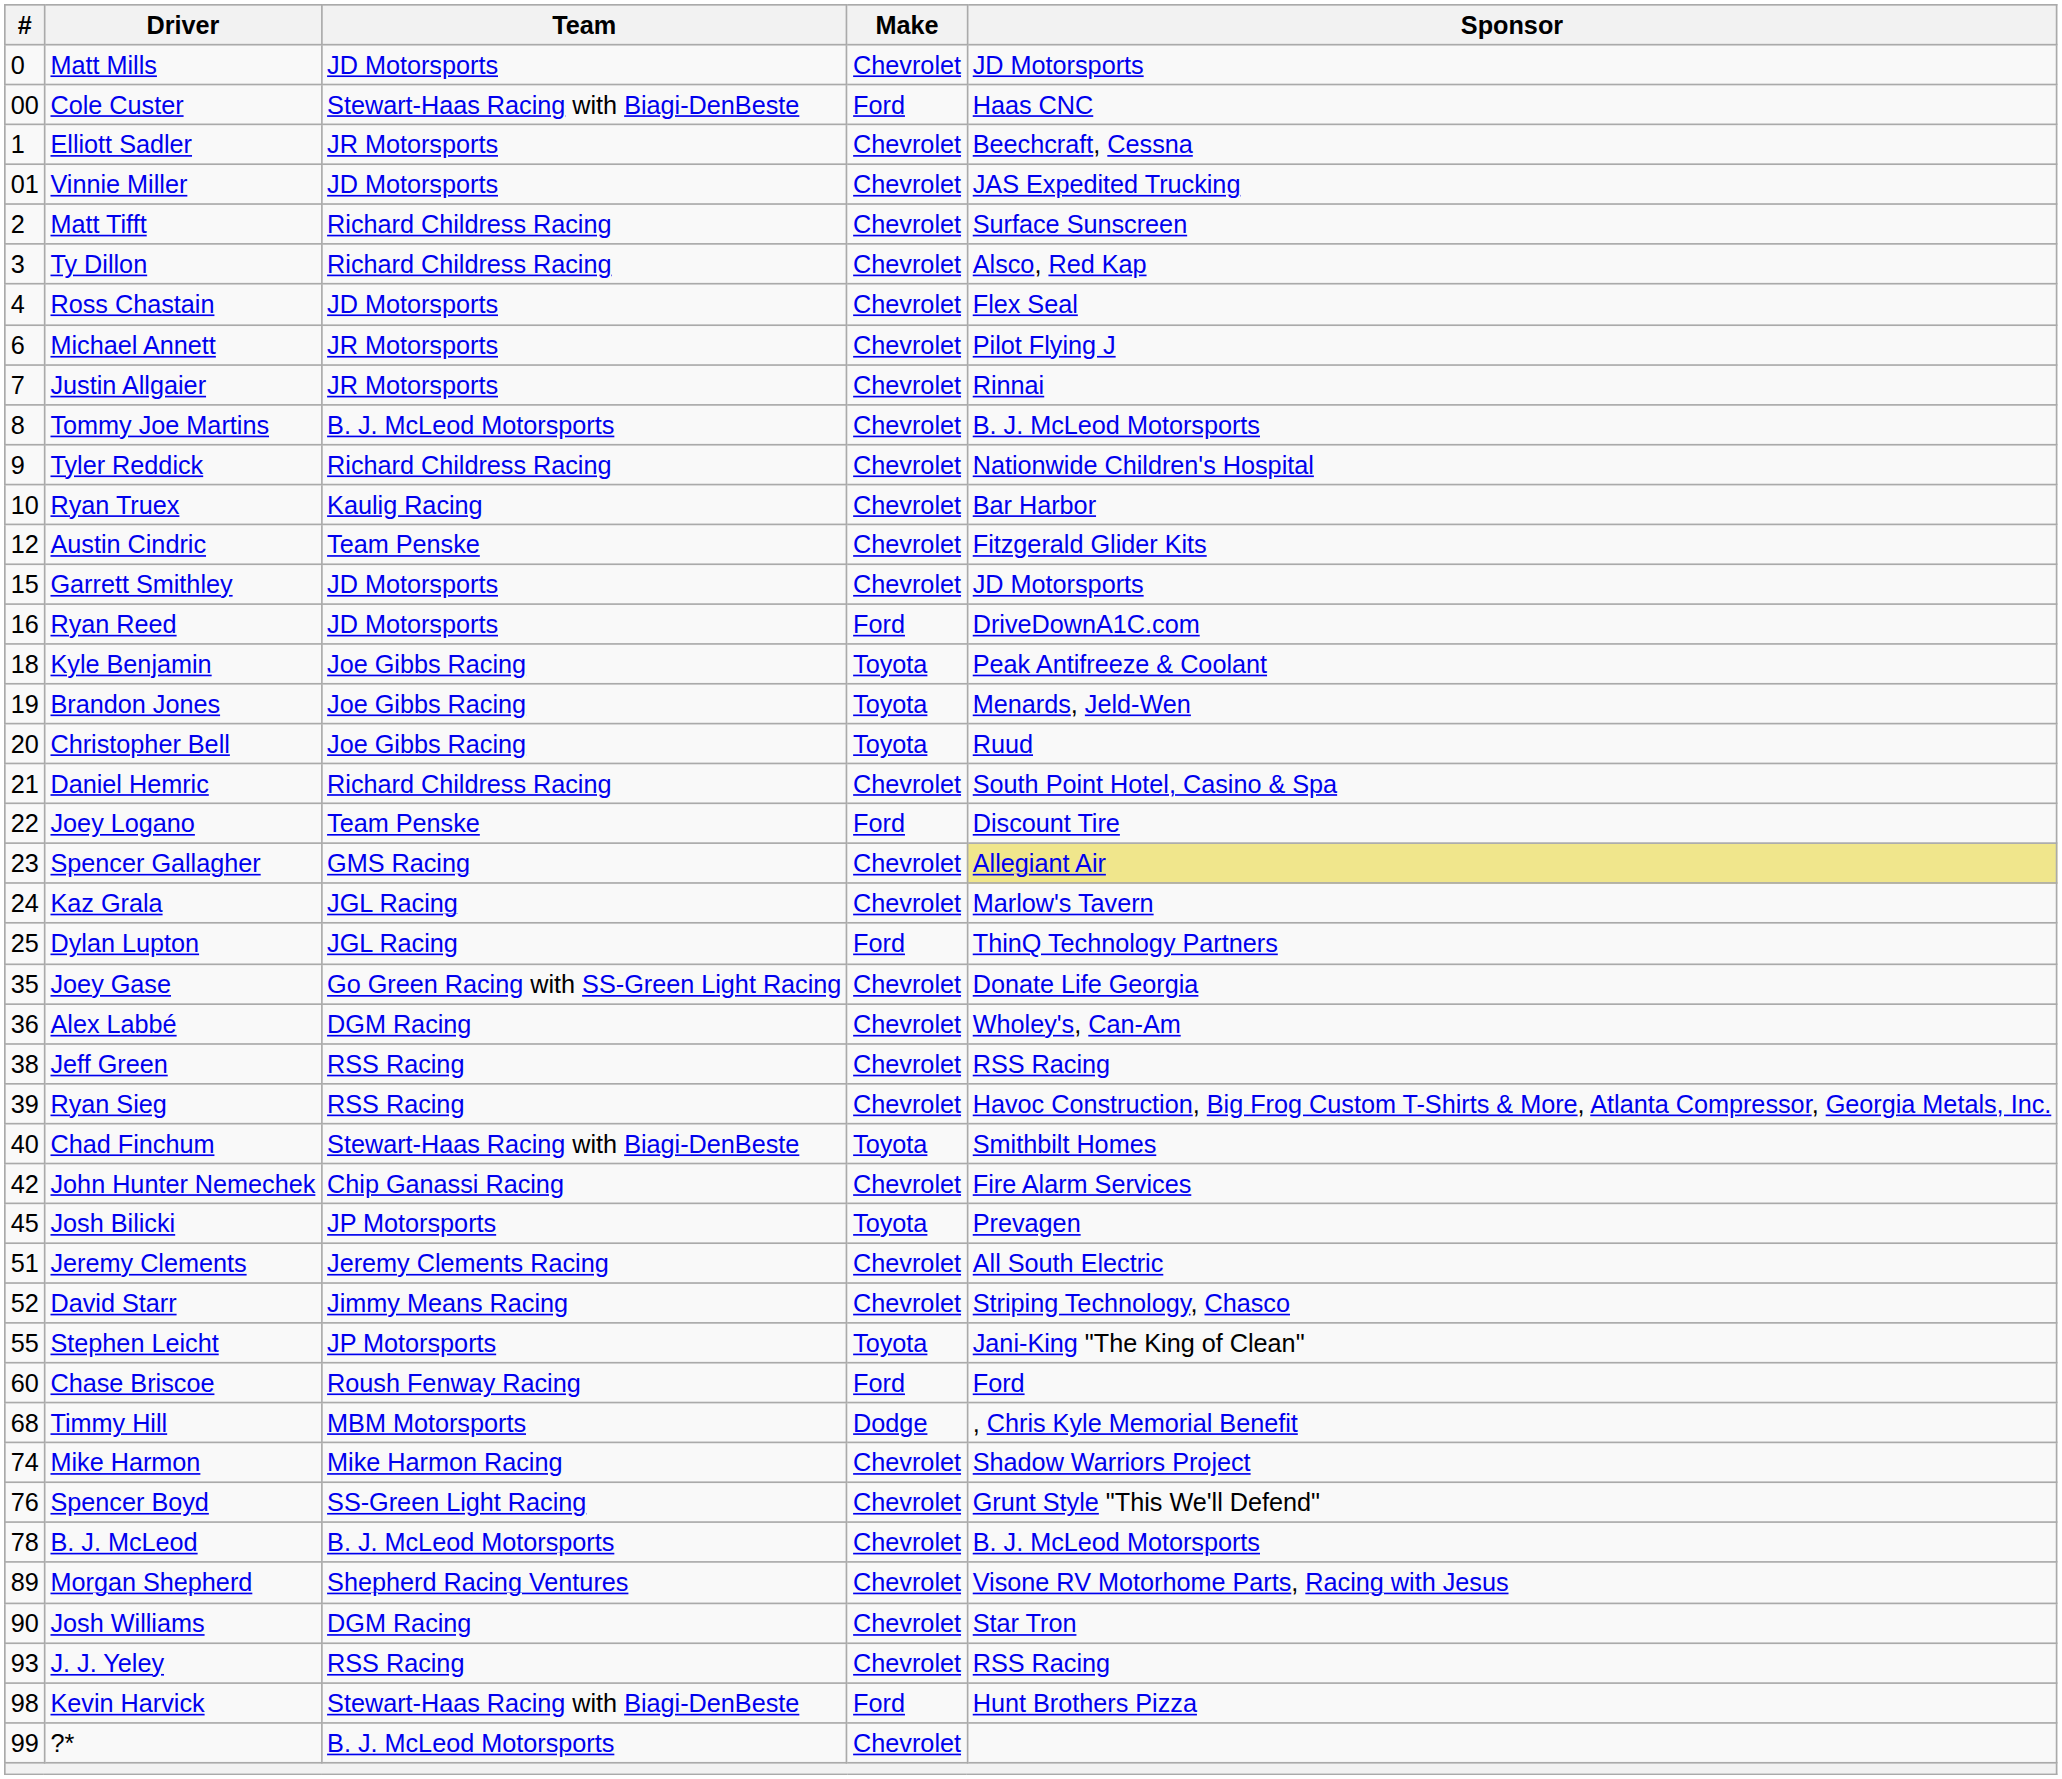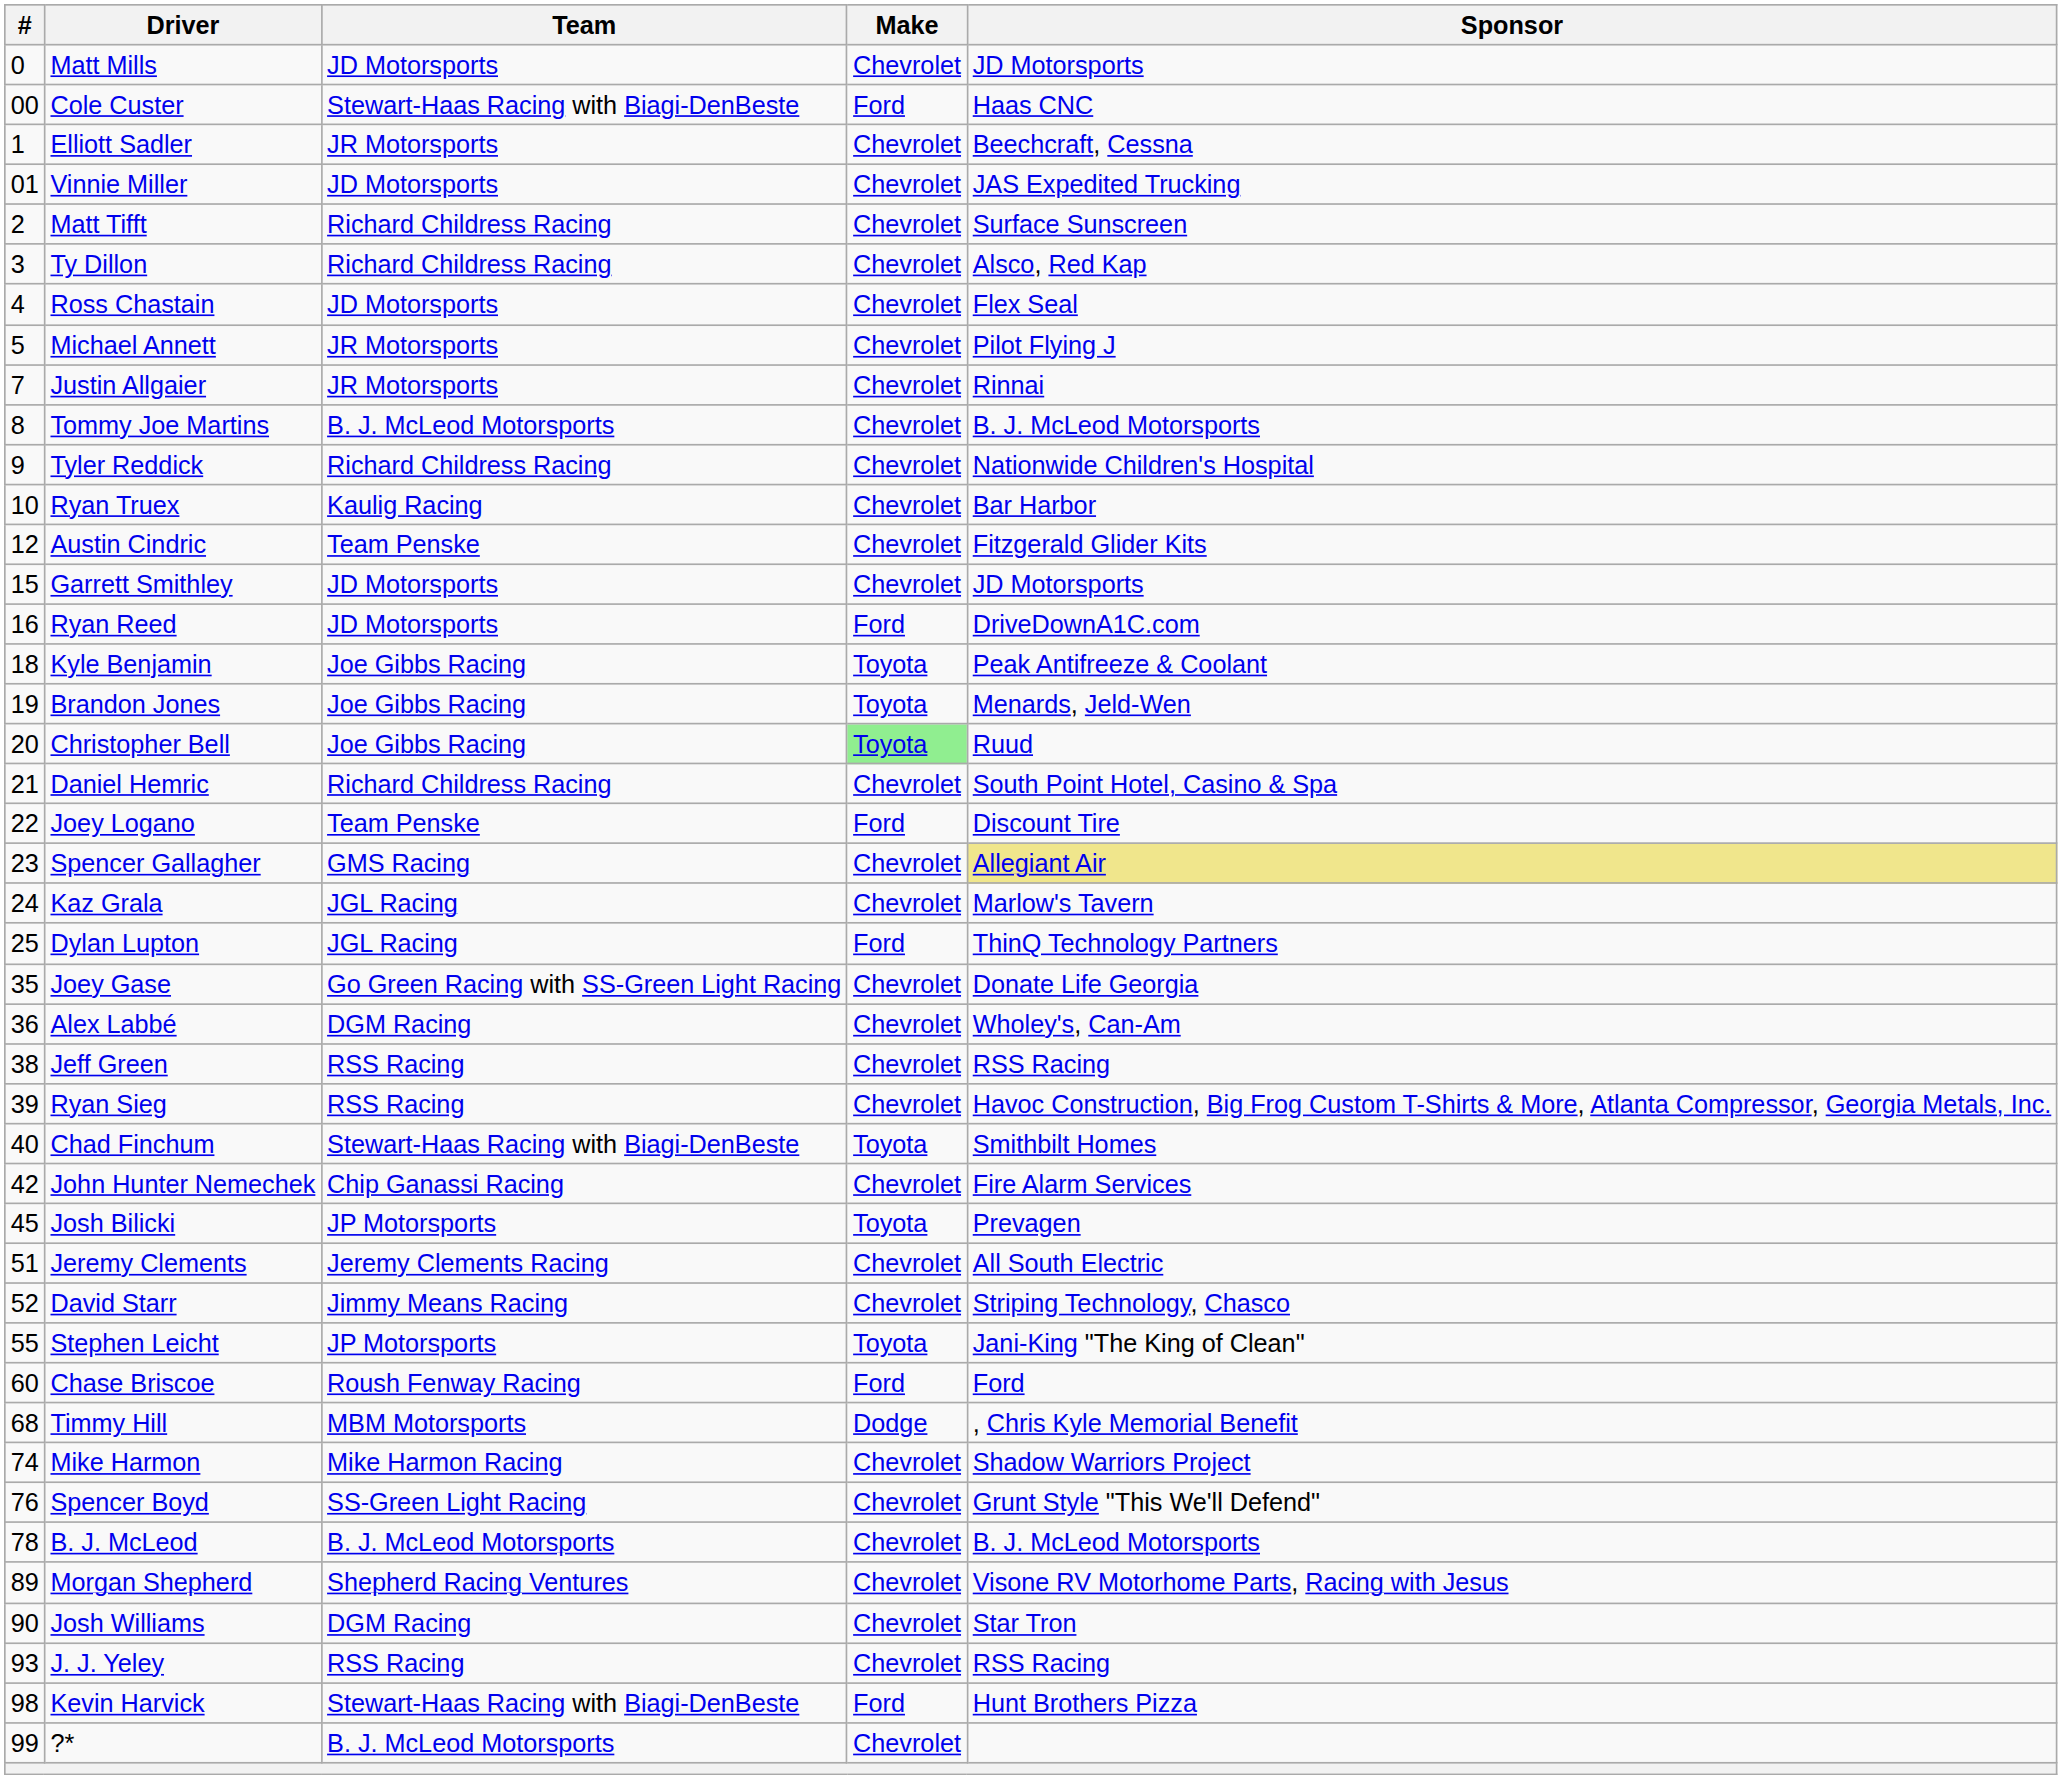(18, 345) 6 -> (18, 345) 5
(890, 744) no background -> (890, 744) lightgreen background
